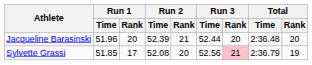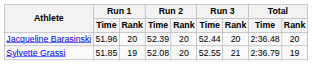(184, 39) 21 -> (184, 39) 20
(132, 53) 17 -> (132, 53) 19
(210, 53) 52.56 -> (210, 53) 52.55
(236, 53) pink background -> (236, 53) no background
